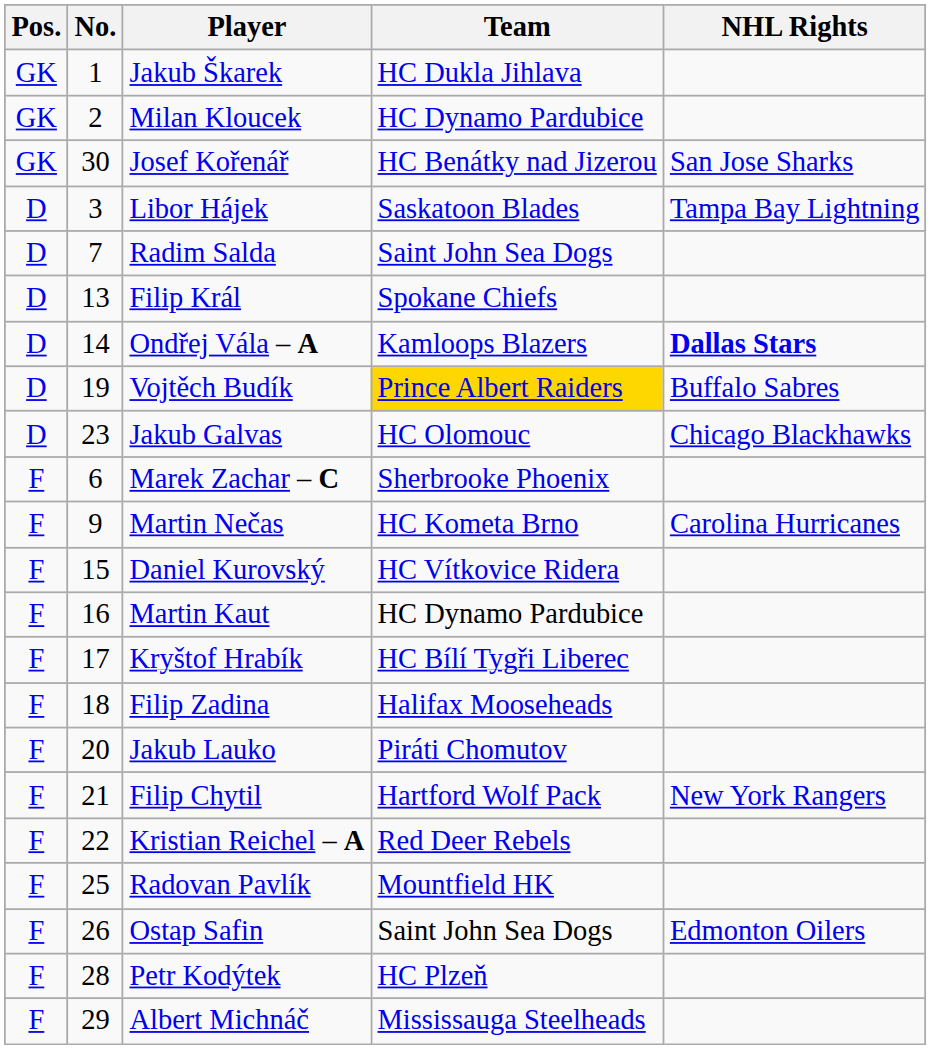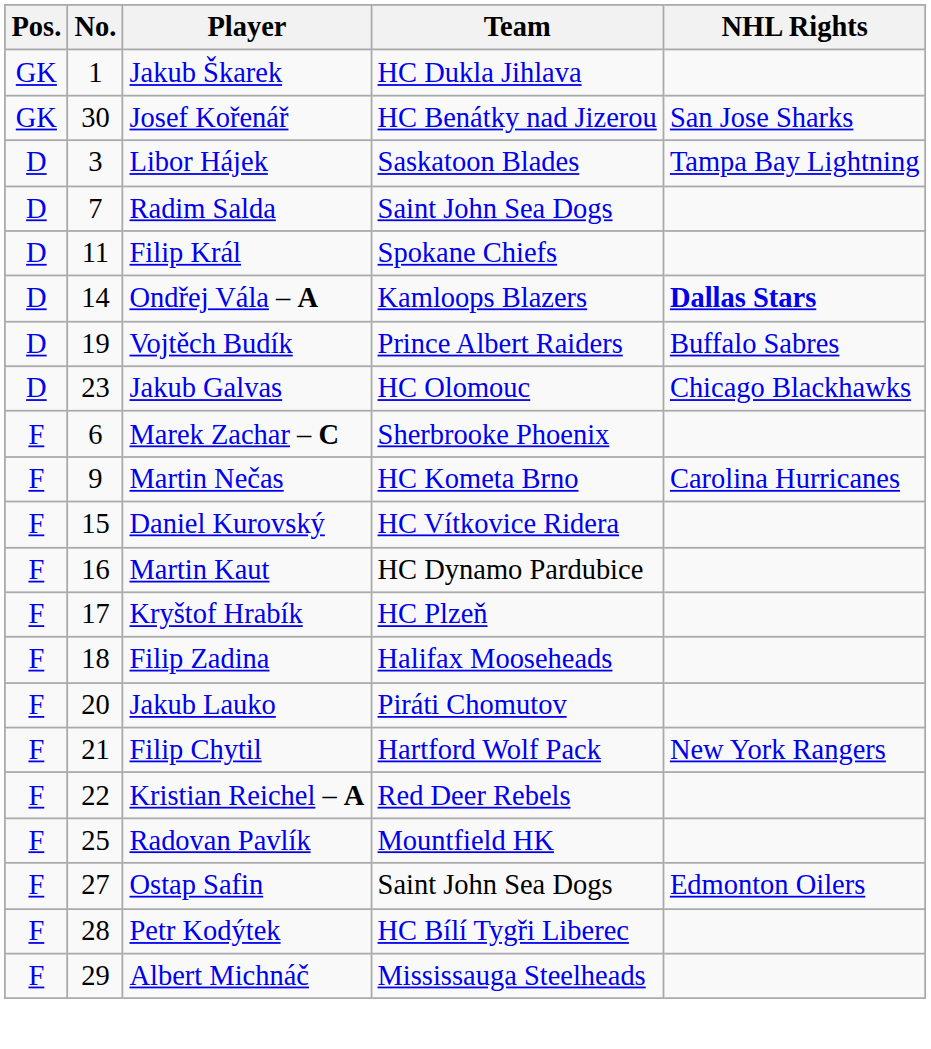- row: (215, 117)
(95, 298) 13 -> (95, 252) 11
(500, 388) gold background -> (500, 343) no background
(503, 659) HC Bílí Tygři Liberec -> (433, 614) HC Plzeň
(95, 930) 26 -> (95, 885) 27
(433, 975) HC Plzeň -> (503, 930) HC Bílí Tygři Liberec
